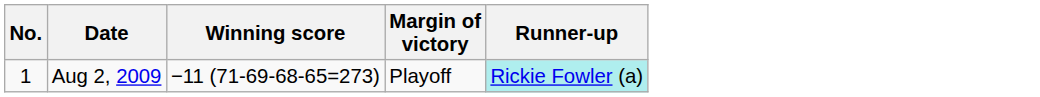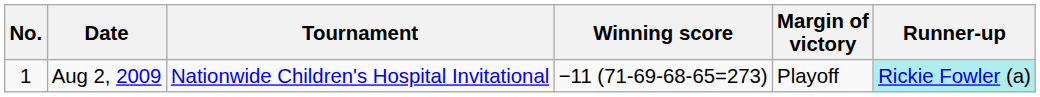+ column: (360, 32)
